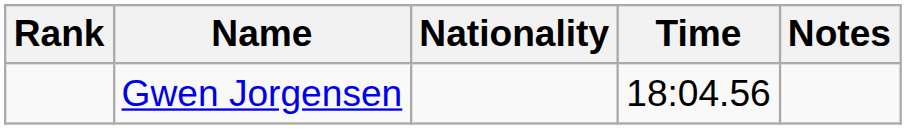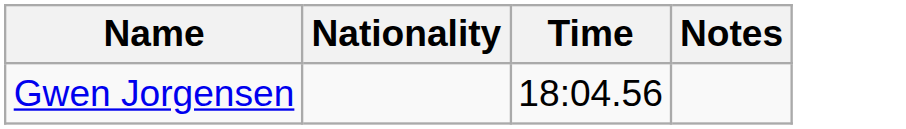- column: (59, 33)
